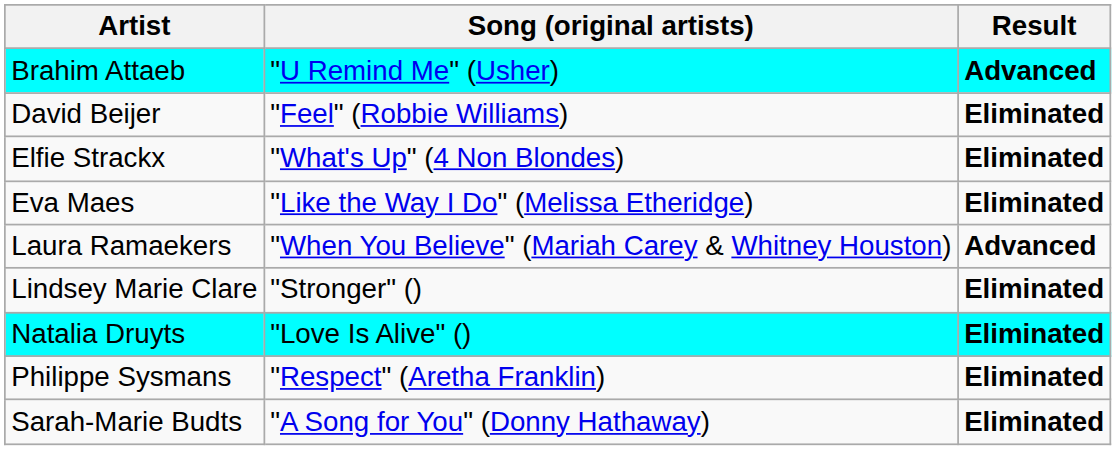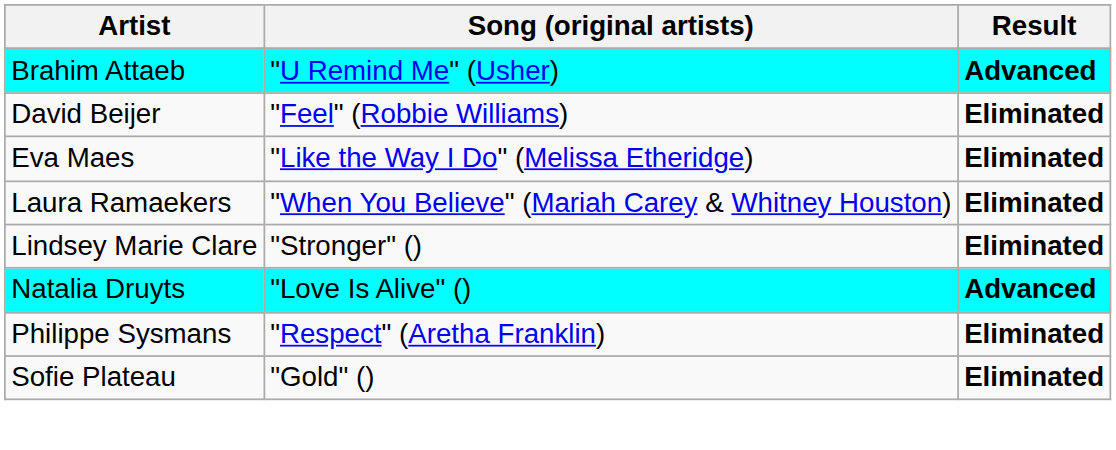- row: (88, 158)
(1030, 245) Advanced -> (1034, 202) Eliminated
(1034, 333) Eliminated -> (1030, 289) Advanced
- row: (127, 421)
+ row: (94, 377)
